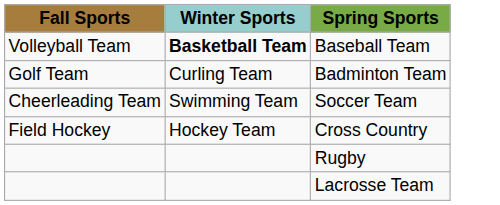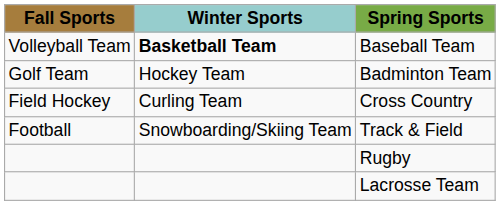(221, 74) Curling Team -> (192, 74) Hockey Team
- row: (366, 102)
(222, 130) Hockey Team -> (190, 102) Curling Team
+ row: (411, 130)
